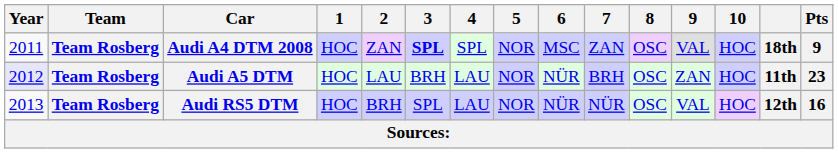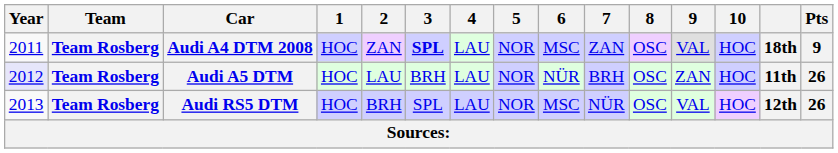(472, 47) SPL -> (472, 47) LAU
(817, 75) 23 -> (817, 75) 26
(561, 104) NÜR -> (561, 104) MSC
(817, 104) 16 -> (817, 104) 26
